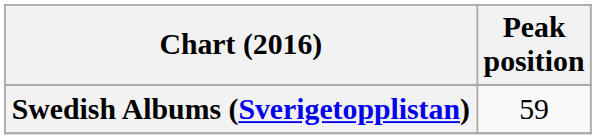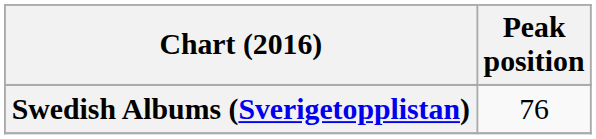(534, 108) 59 -> (534, 108) 76
